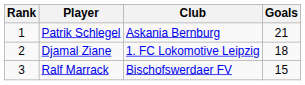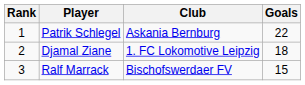(281, 32) 21 -> (281, 32) 22
